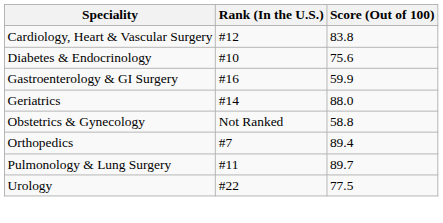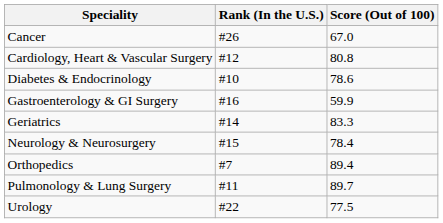+ row: (27, 36)
(342, 36) 83.8 -> (342, 57) 80.8
(342, 57) 75.6 -> (342, 79) 78.6
(342, 100) 88.0 -> (342, 121) 83.3
+ row: (82, 143)
- row: (76, 121)
